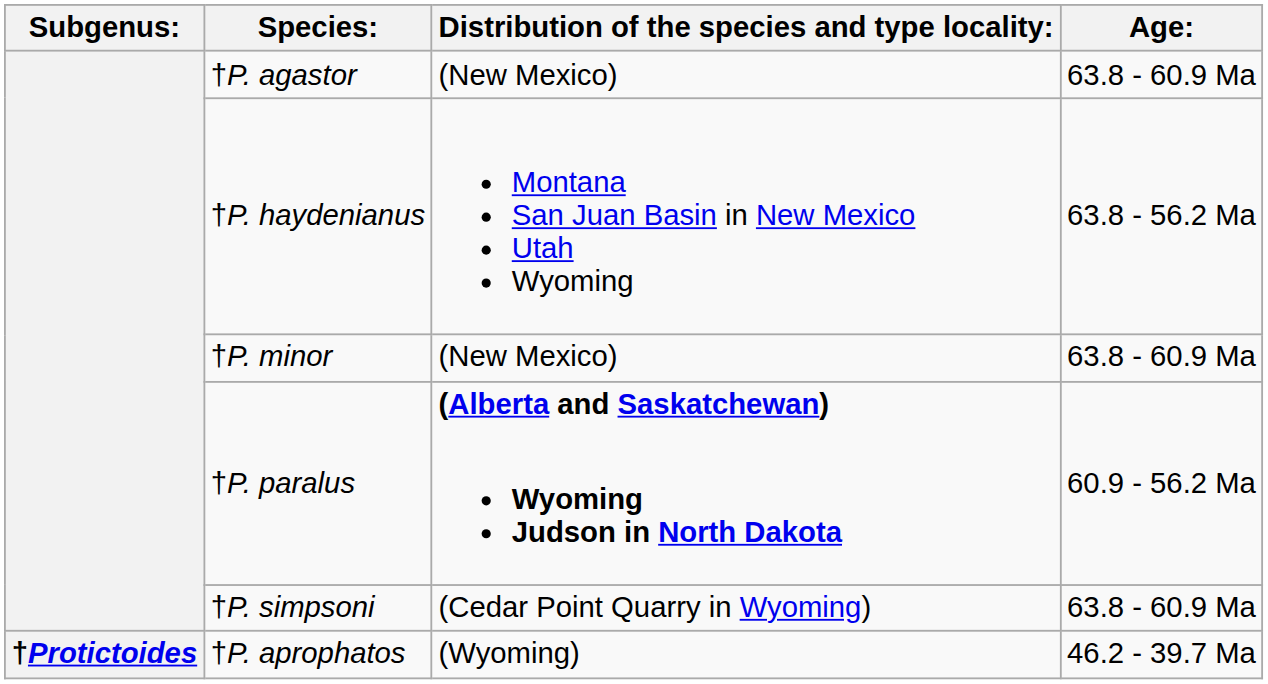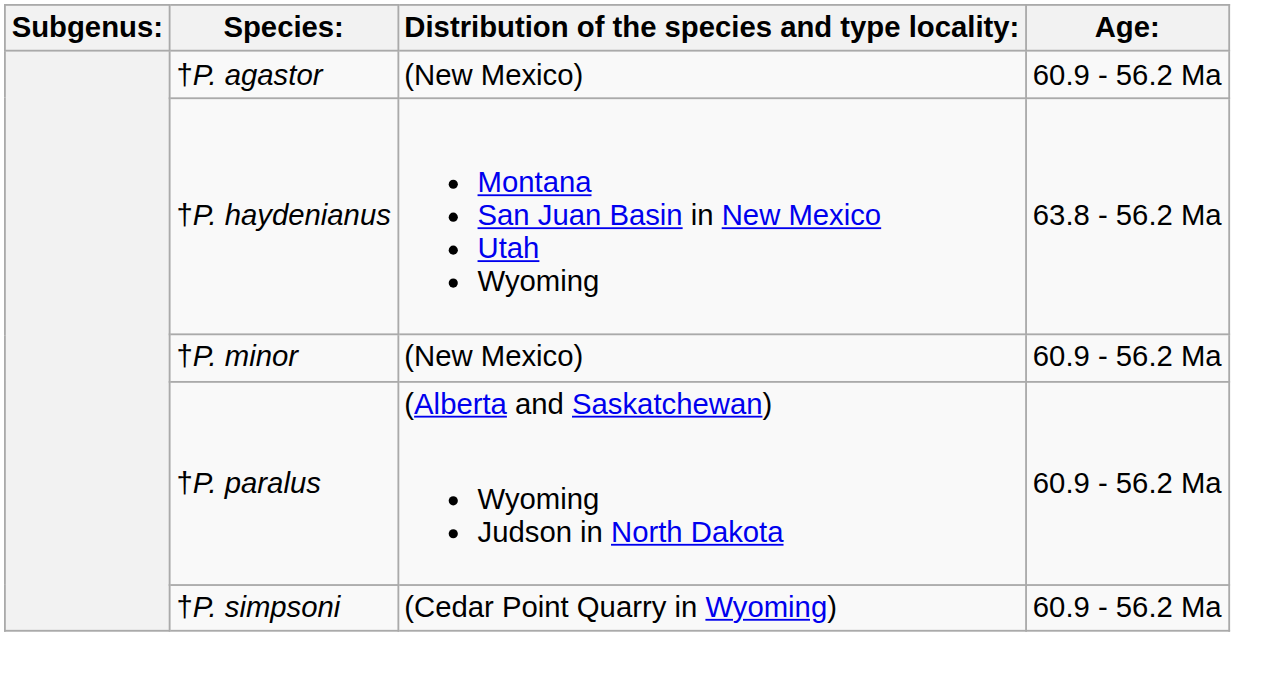(1161, 74) 63.8 - 60.9 Ma -> (1127, 74) 60.9 - 56.2 Ma
(1161, 357) 63.8 - 60.9 Ma -> (1127, 357) 60.9 - 56.2 Ma
(746, 468) bold -> (712, 468) normal
(1161, 607) 63.8 - 60.9 Ma -> (1127, 607) 60.9 - 56.2 Ma
- row: (308, 654)
